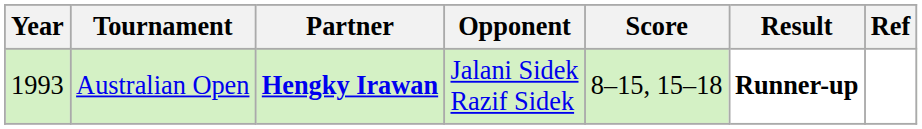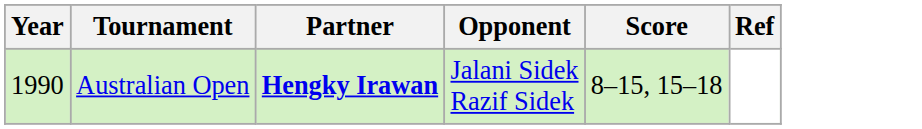- column: (797, 26)
(37, 85) 1993 -> (37, 85) 1990
